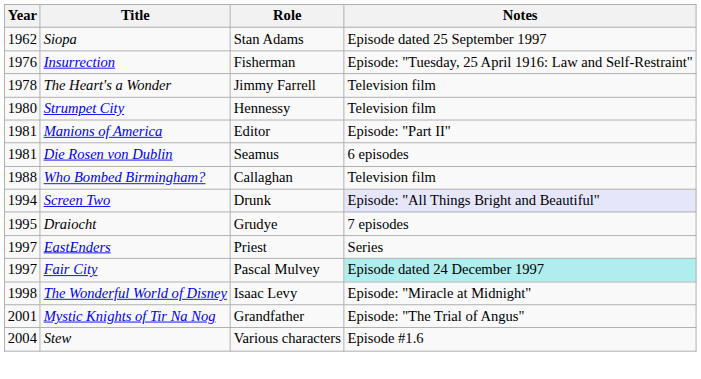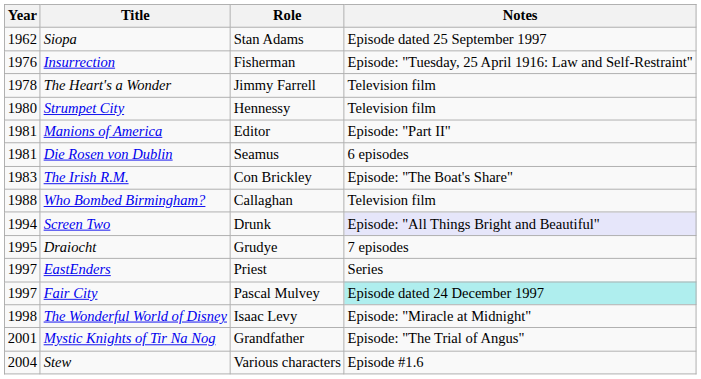+ row: (86, 177)
